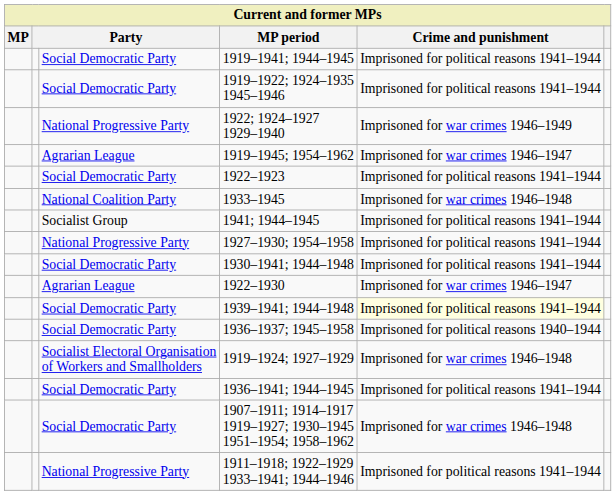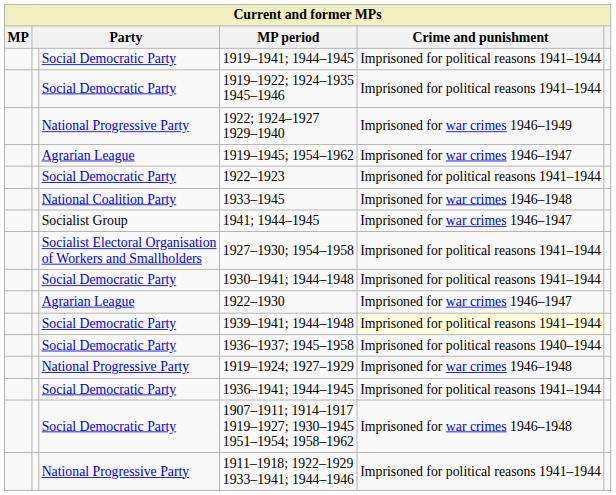(481, 220) Imprisoned for political reasons 1941–1944 -> (466, 220) Imprisoned for war crimes 1946–1947
(115, 242) National Progressive Party -> (129, 250) Socialist Electoral Organisation of Workers and Smallholders
(129, 359) Socialist Electoral Organisation of Workers and Smallholders -> (115, 367) National Progressive Party
